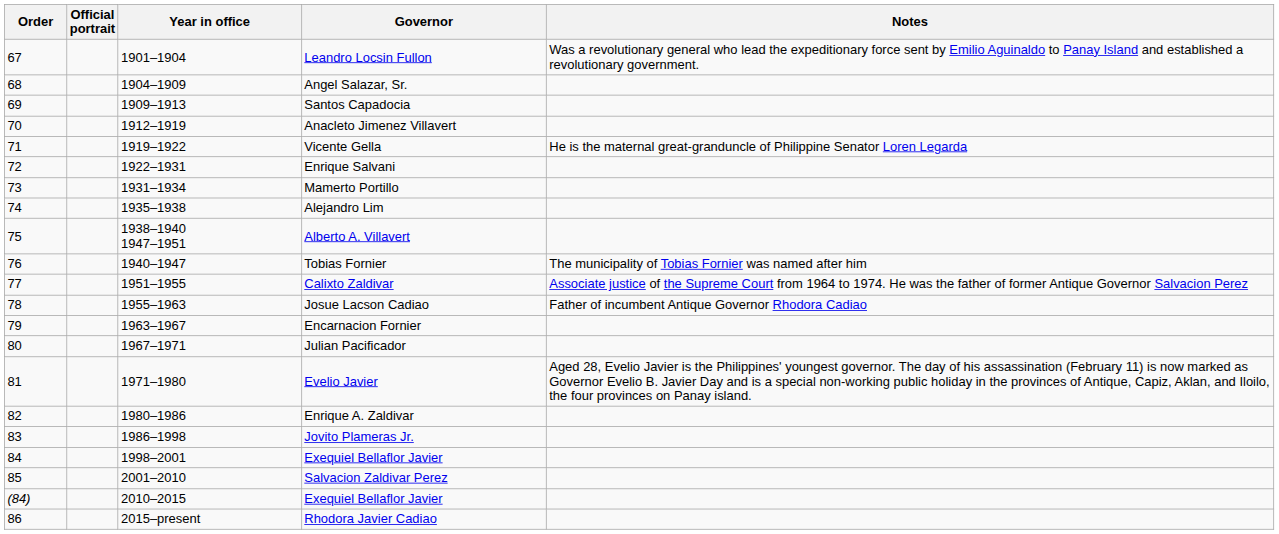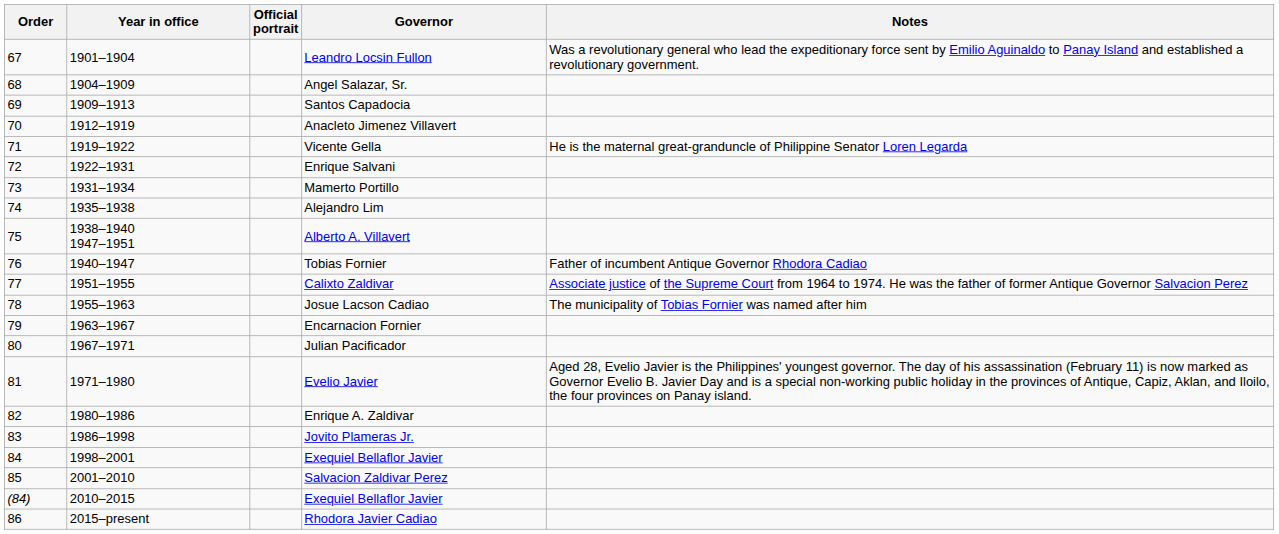columns swapped: (92, 22) <-> (210, 22)
(708, 264) The municipality of Tobias Fornier was named after him -> (708, 264) Father of incumbent Antique Governor Rhodora Cadiao
(708, 305) Father of incumbent Antique Governor Rhodora Cadiao -> (708, 305) The municipality of Tobias Fornier was named after him
